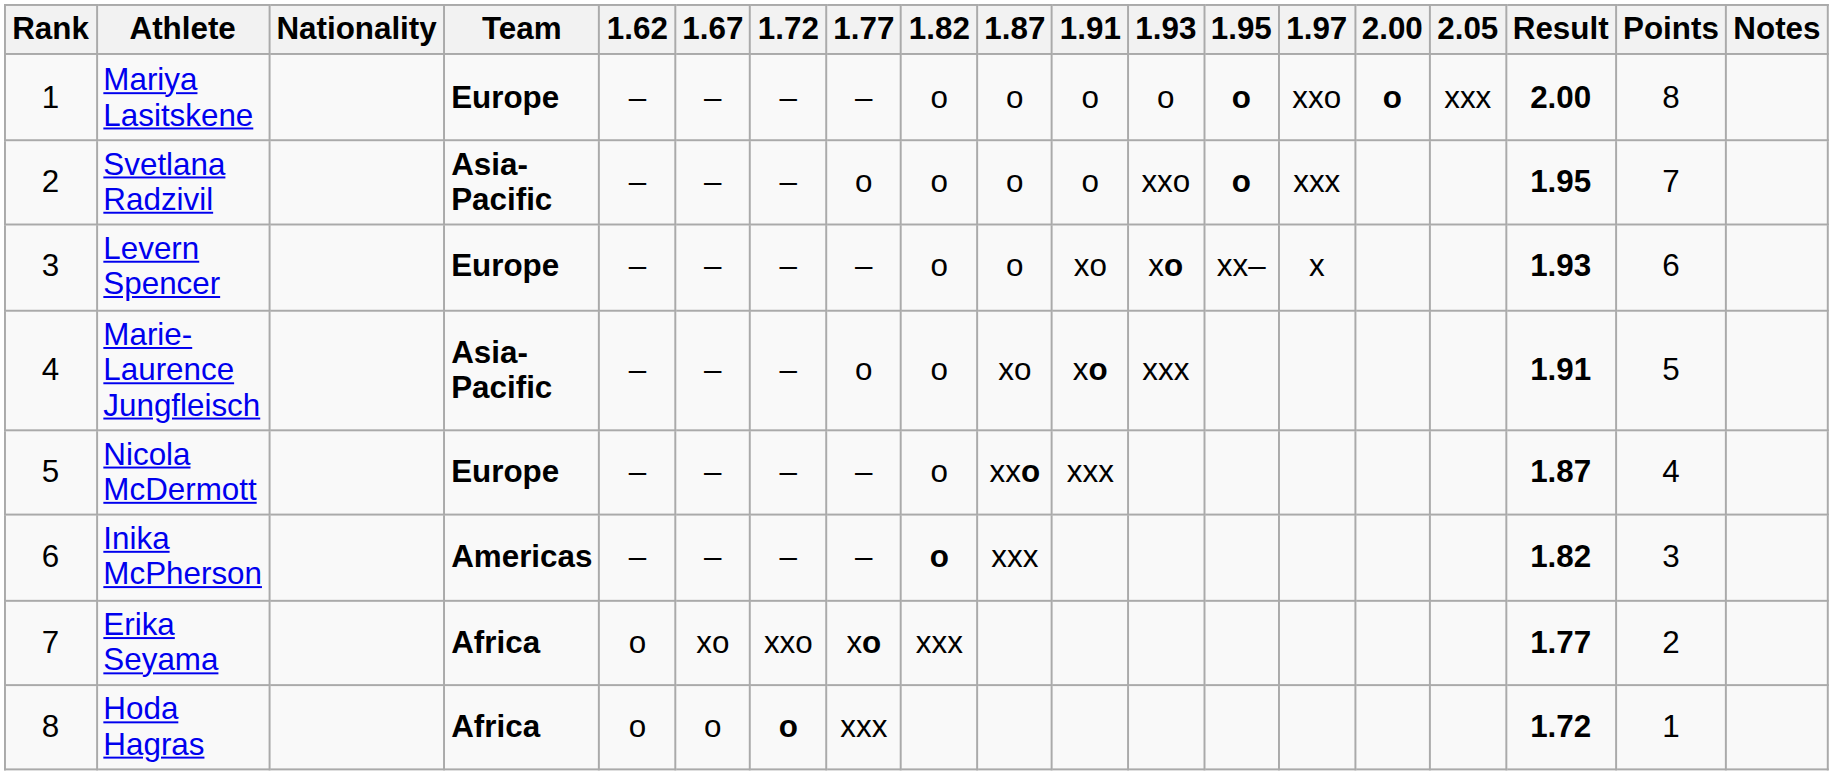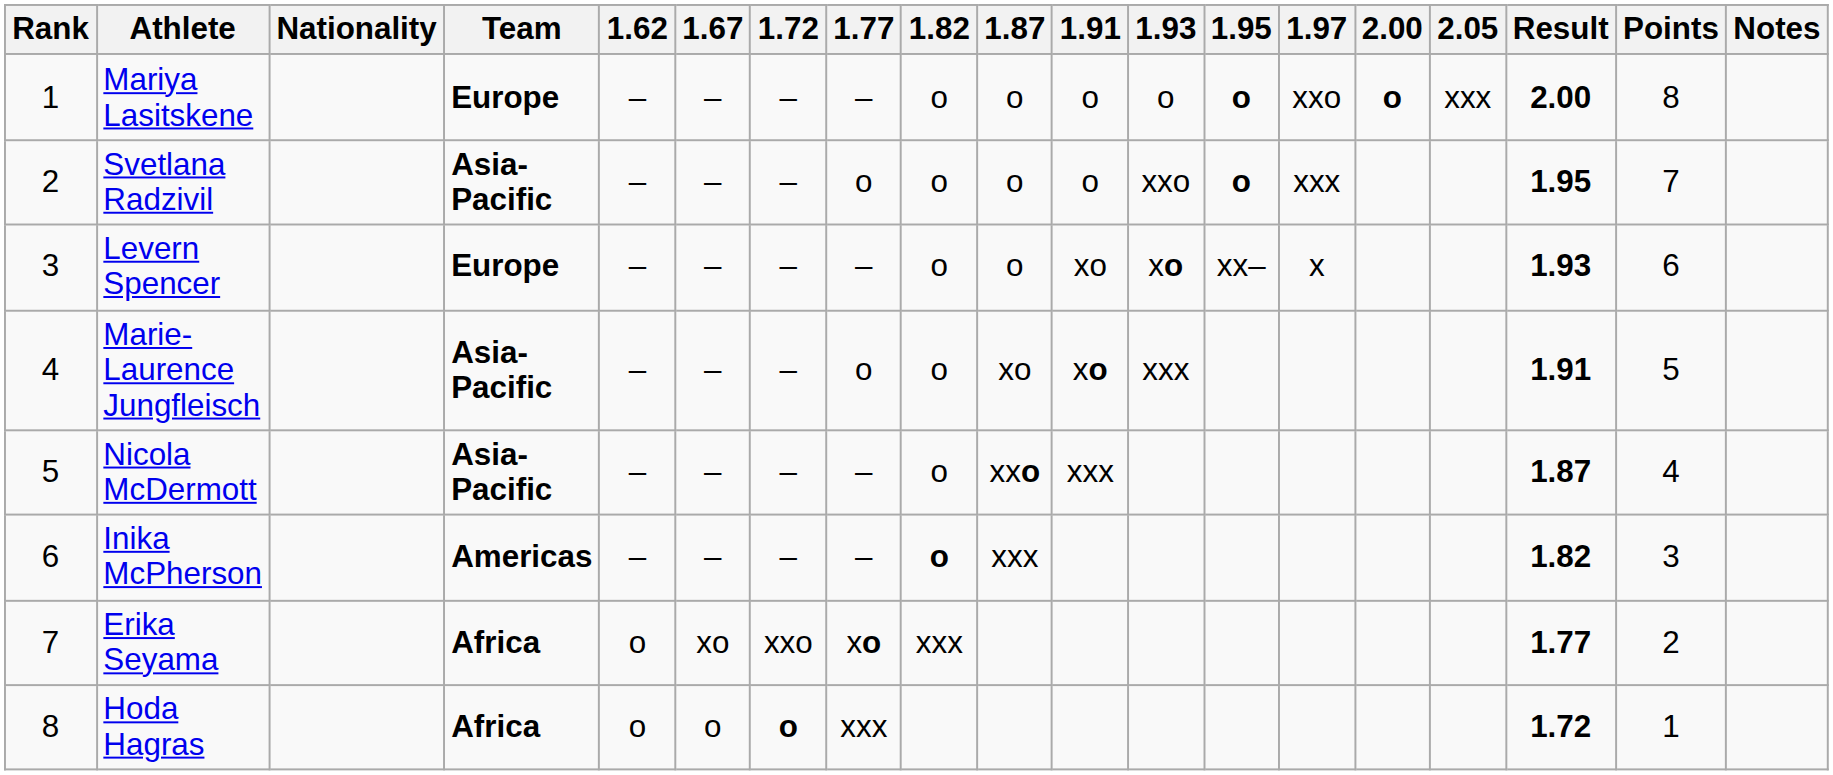(505, 472) Europe -> (502, 472) Asia-Pacific
